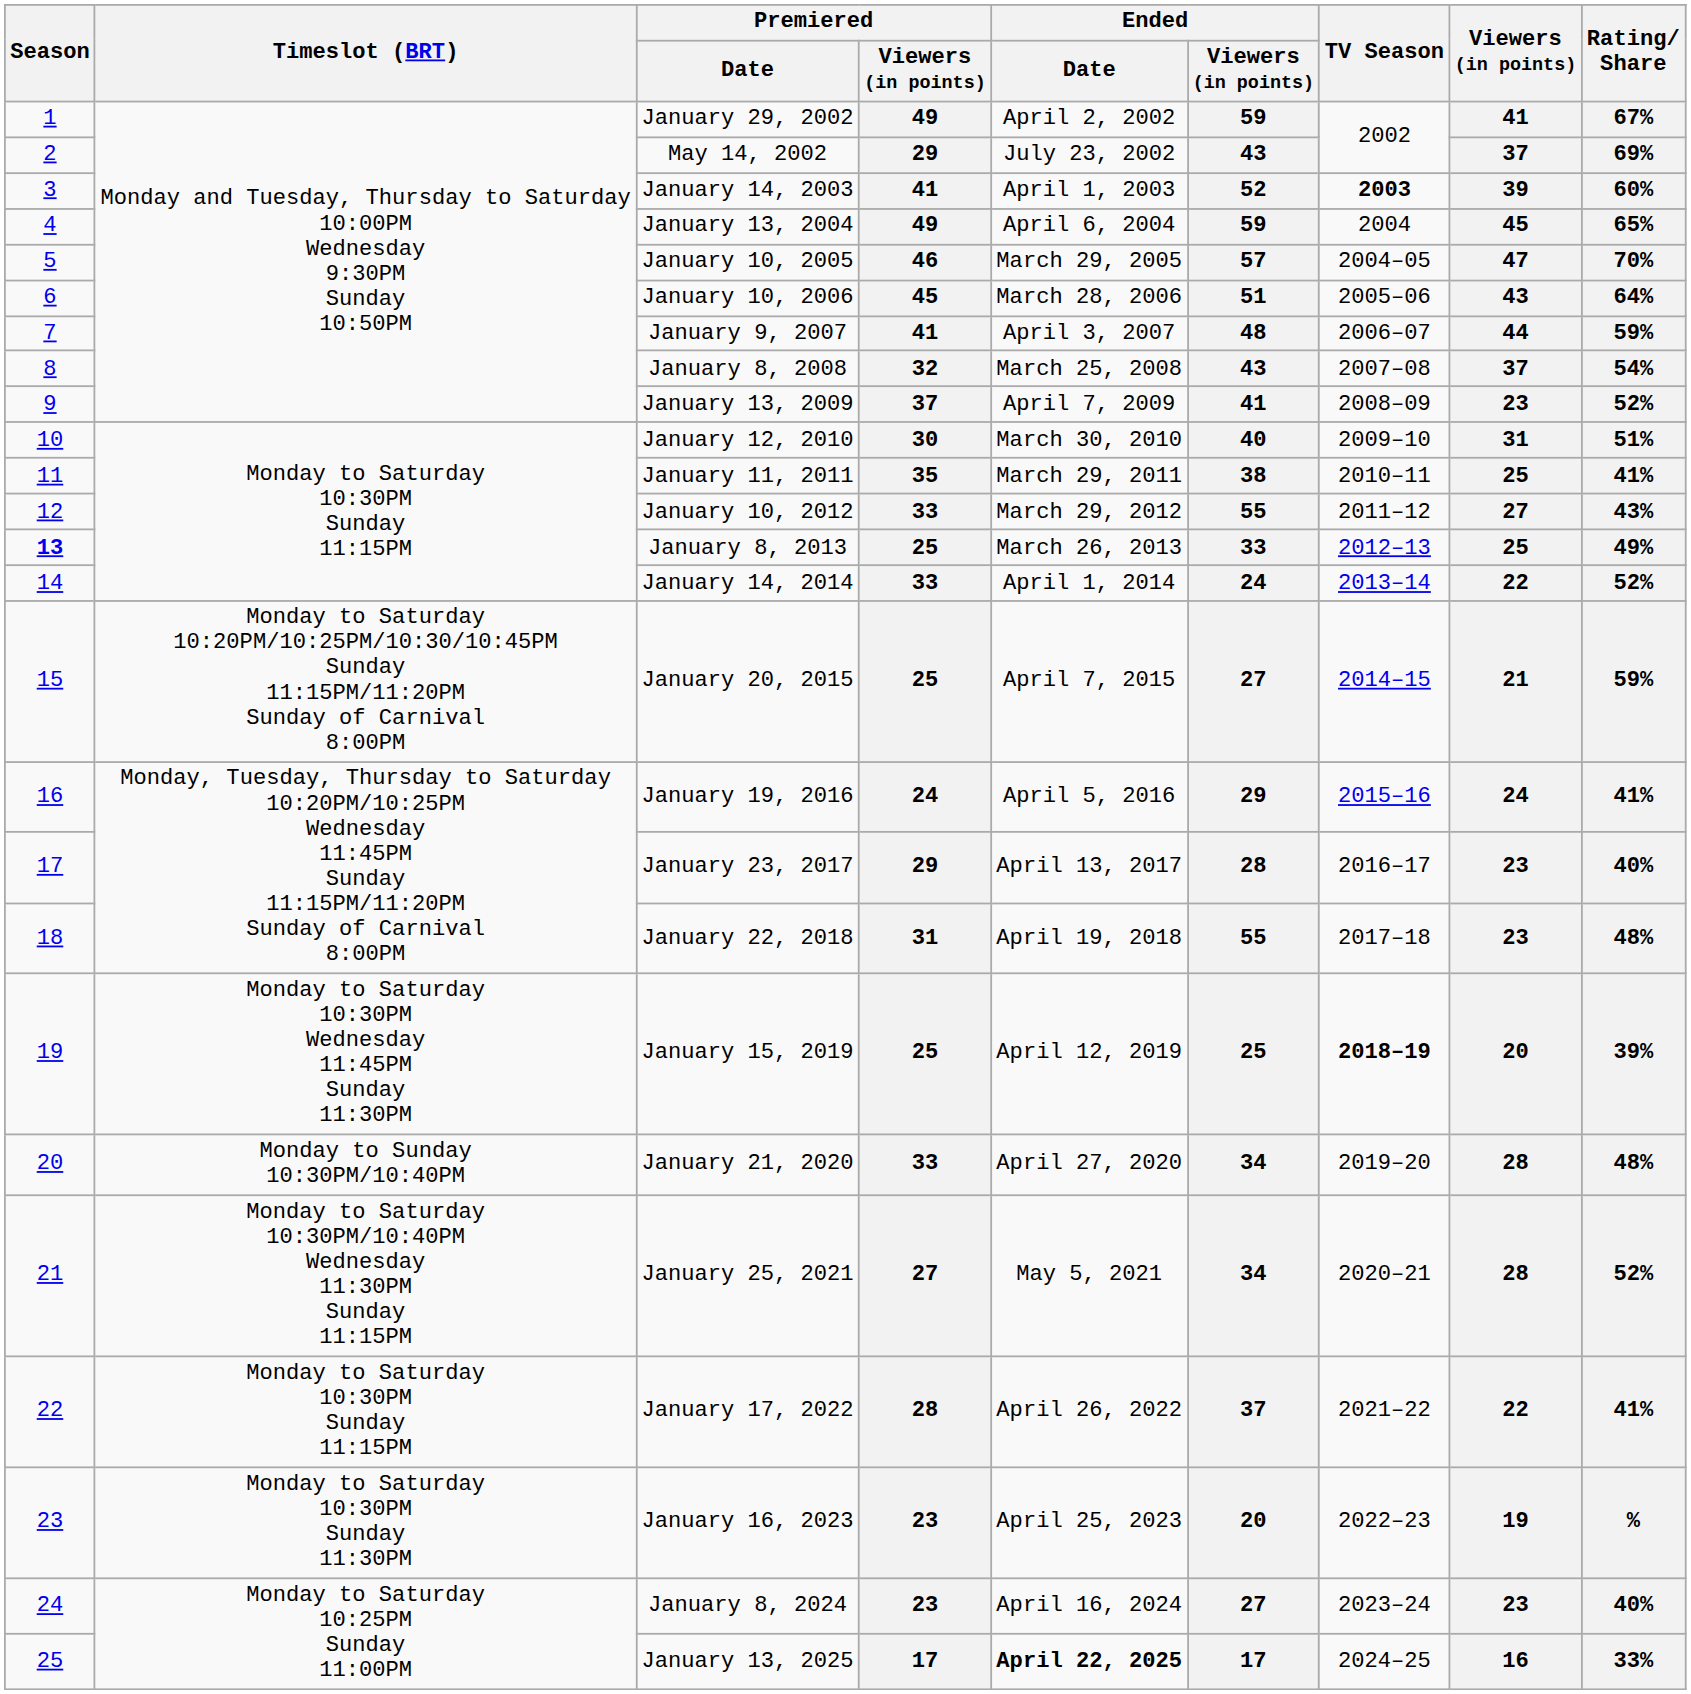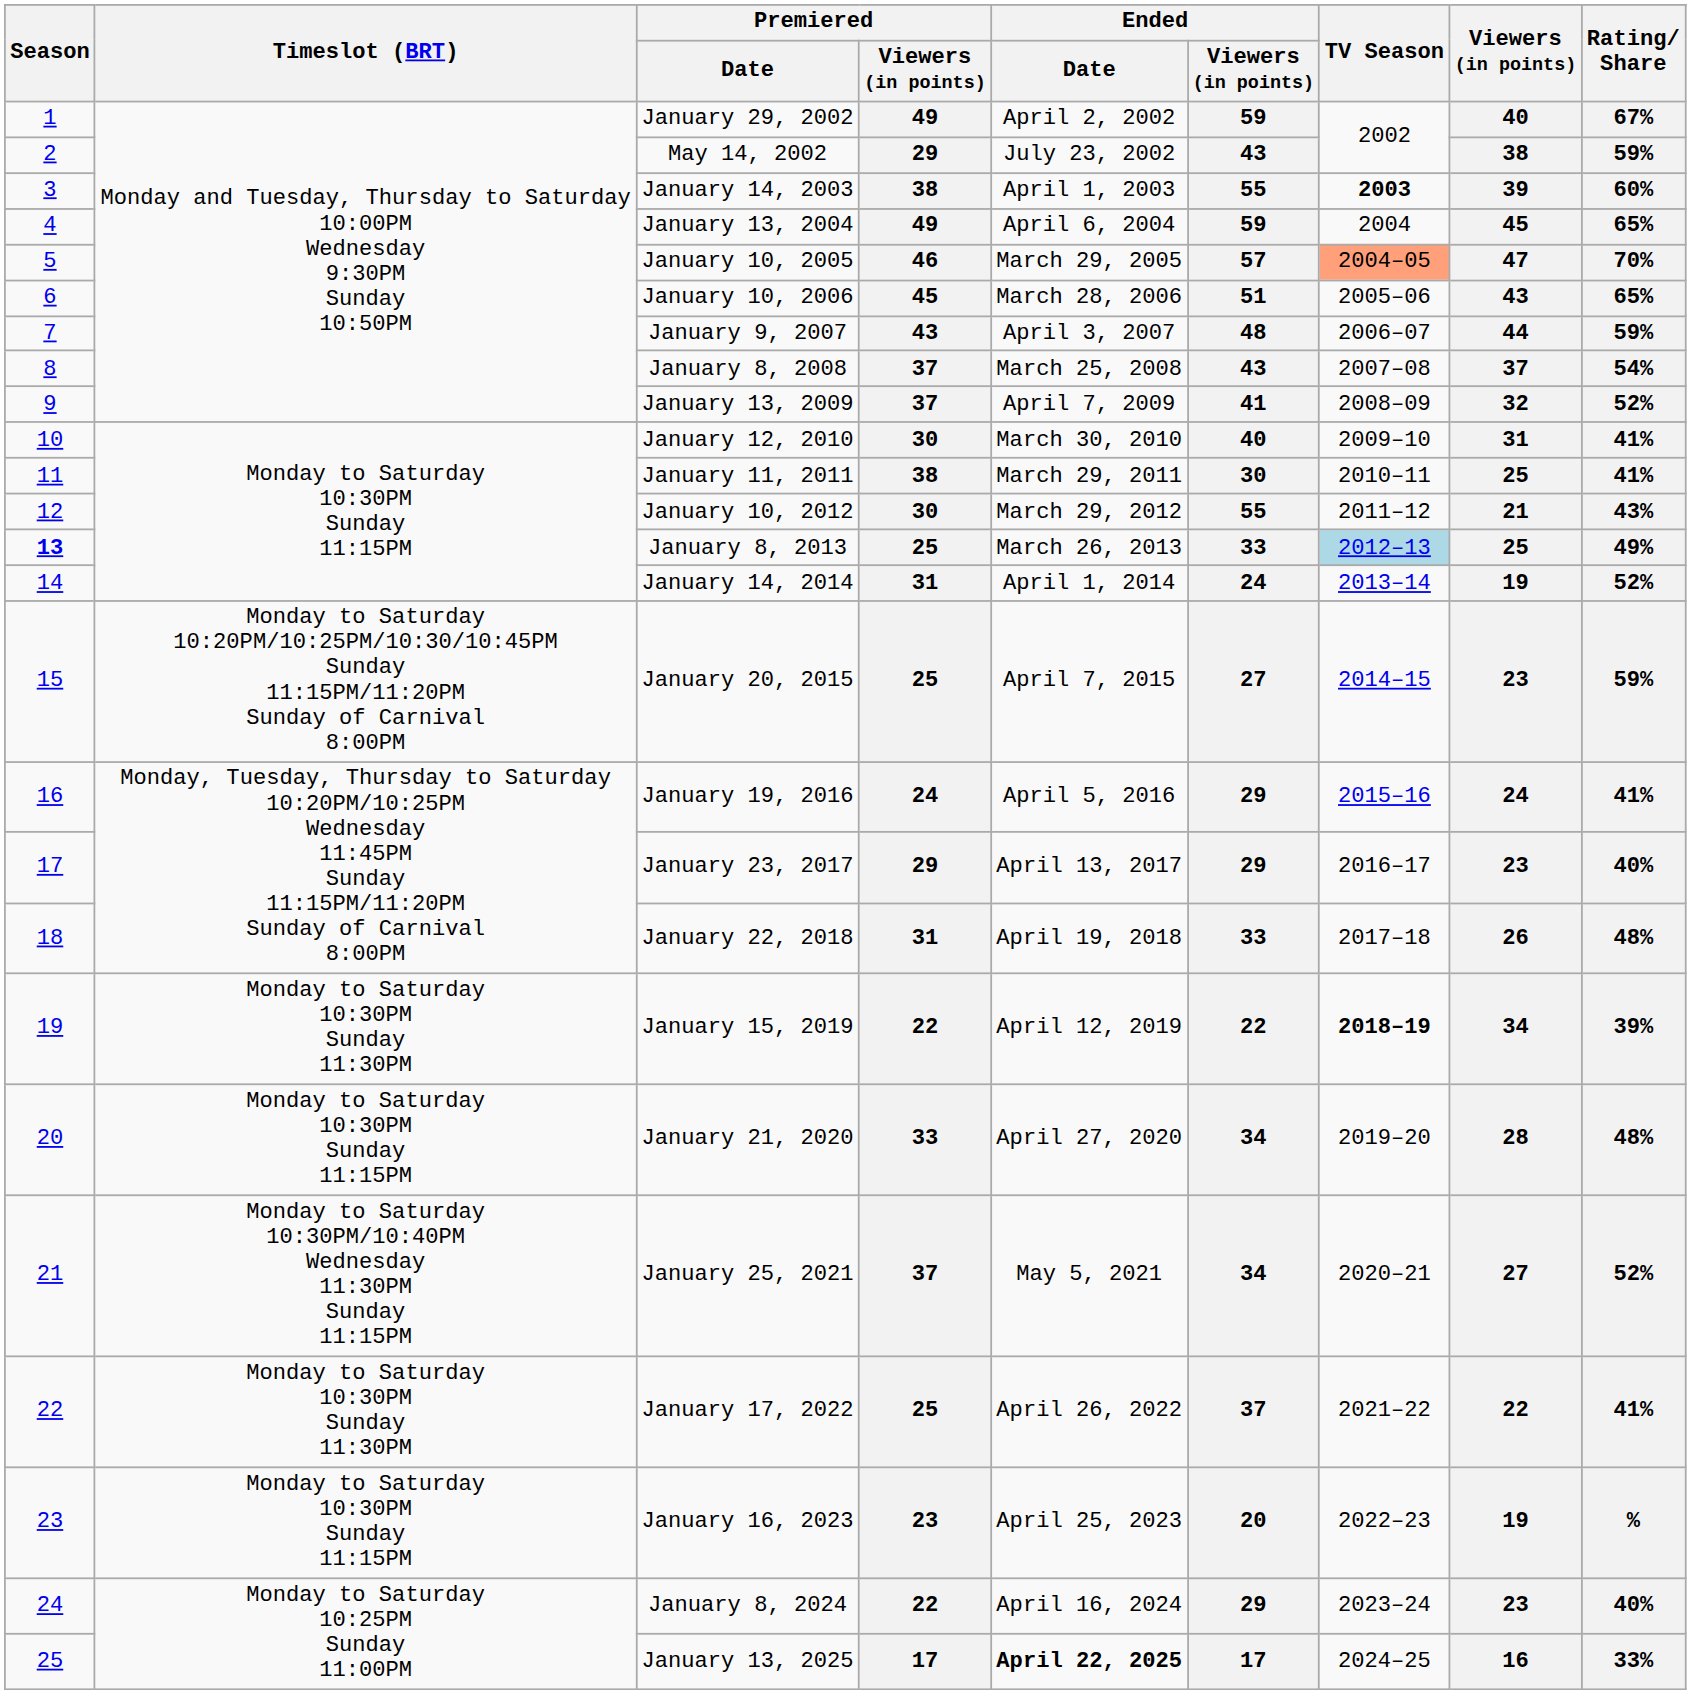(1515, 120) 41 -> (1515, 120) 40
(1515, 155) 37 -> (1515, 155) 38
(1633, 155) 69% -> (1633, 155) 59%
(925, 191) 41 -> (925, 191) 38
(1253, 191) 52 -> (1253, 191) 55
(1384, 262) no background -> (1384, 262) lightsalmon background
(1633, 298) 64% -> (1633, 298) 65%
(925, 334) 41 -> (925, 334) 43
(925, 369) 32 -> (925, 369) 37
(1515, 405) 23 -> (1515, 405) 32
(1633, 441) 51% -> (1633, 441) 41%
(925, 476) 35 -> (925, 476) 38
(1253, 476) 38 -> (1253, 476) 30
(925, 512) 33 -> (925, 512) 30
(1515, 512) 27 -> (1515, 512) 21
(1384, 548) no background -> (1384, 548) lightblue background
(925, 583) 33 -> (925, 583) 31
(1515, 583) 22 -> (1515, 583) 19
(1515, 682) 21 -> (1515, 682) 23
(1253, 868) 28 -> (1253, 868) 29
(1253, 938) 55 -> (1253, 938) 33
(1515, 938) 23 -> (1515, 938) 26
(366, 1054) Monday to Saturday 10:30PM Wednesday 11:45PM Sunday 11:30PM -> (366, 1029) Monday to Saturday 10:30PM Sunday 11:30PM
(925, 1054) 25 -> (925, 1029) 22
(1253, 1054) 25 -> (1253, 1029) 22
(1515, 1054) 20 -> (1515, 1029) 34
(366, 1165) Monday to Sunday 10:30PM/10:40PM -> (366, 1140) Monday to Saturday 10:30PM Sunday 11:15PM
(925, 1276) 27 -> (925, 1276) 37
(1515, 1276) 28 -> (1515, 1276) 27
(366, 1412) Monday to Saturday 10:30PM Sunday 11:15PM -> (366, 1412) Monday to Saturday 10:30PM Sunday 11:30PM
(925, 1412) 28 -> (925, 1412) 25
(366, 1522) Monday to Saturday 10:30PM Sunday 11:30PM -> (366, 1522) Monday to Saturday 10:30PM Sunday 11:15PM
(925, 1606) 23 -> (925, 1606) 22
(1253, 1606) 27 -> (1253, 1606) 29
